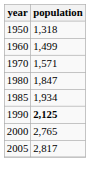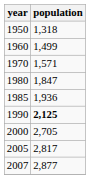(45, 98) 1,934 -> (45, 98) 1,936
(45, 132) 2,765 -> (45, 132) 2,705
+ row: (18, 166)
